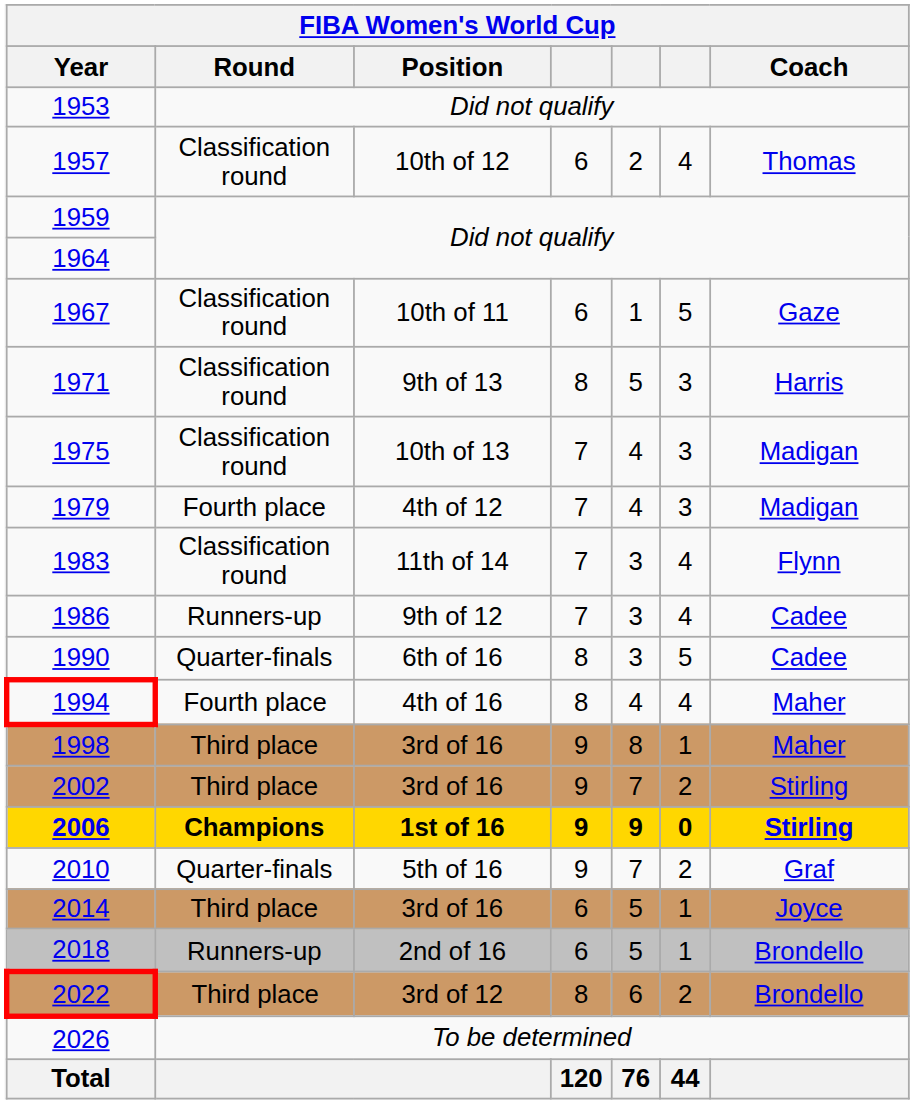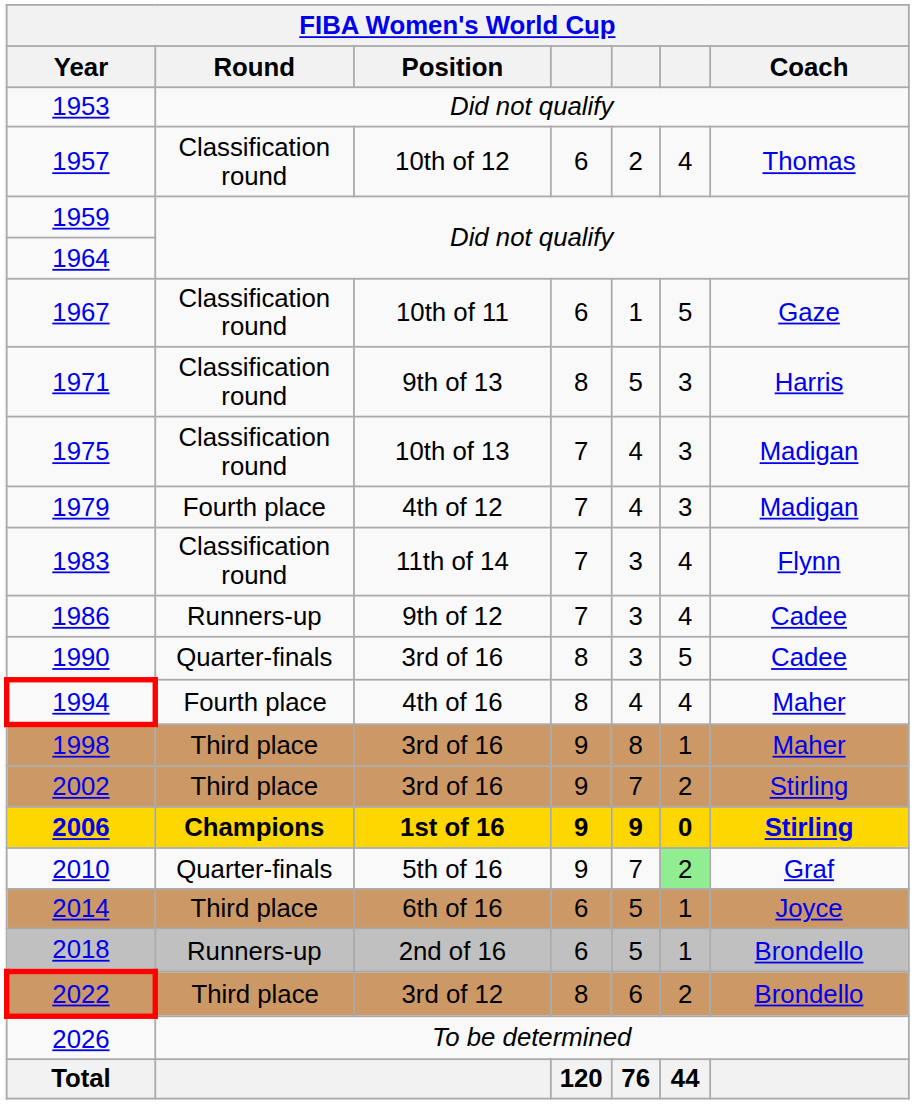(452, 658) 6th of 16 -> (452, 658) 3rd of 16
(685, 868) no background -> (685, 868) lightgreen background
(452, 909) 3rd of 16 -> (452, 909) 6th of 16
